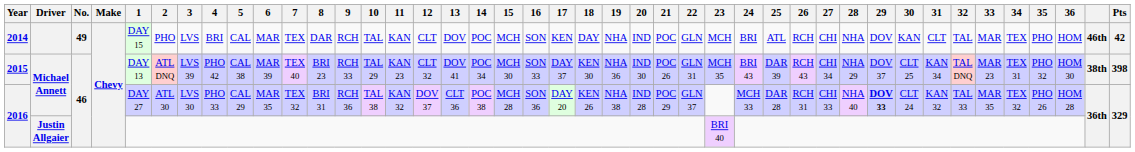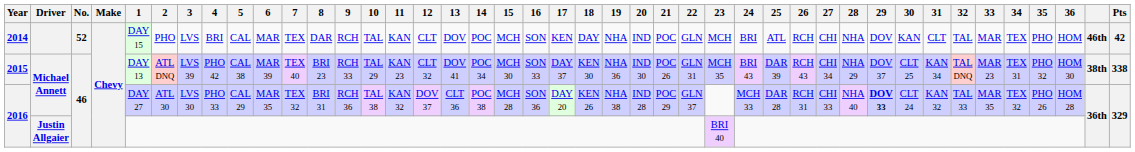(82, 38) 49 -> (82, 38) 52
(1120, 69) 398 -> (1120, 69) 338
